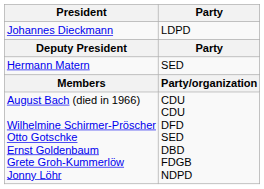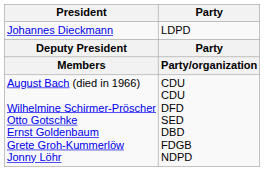- row: (48, 65)
